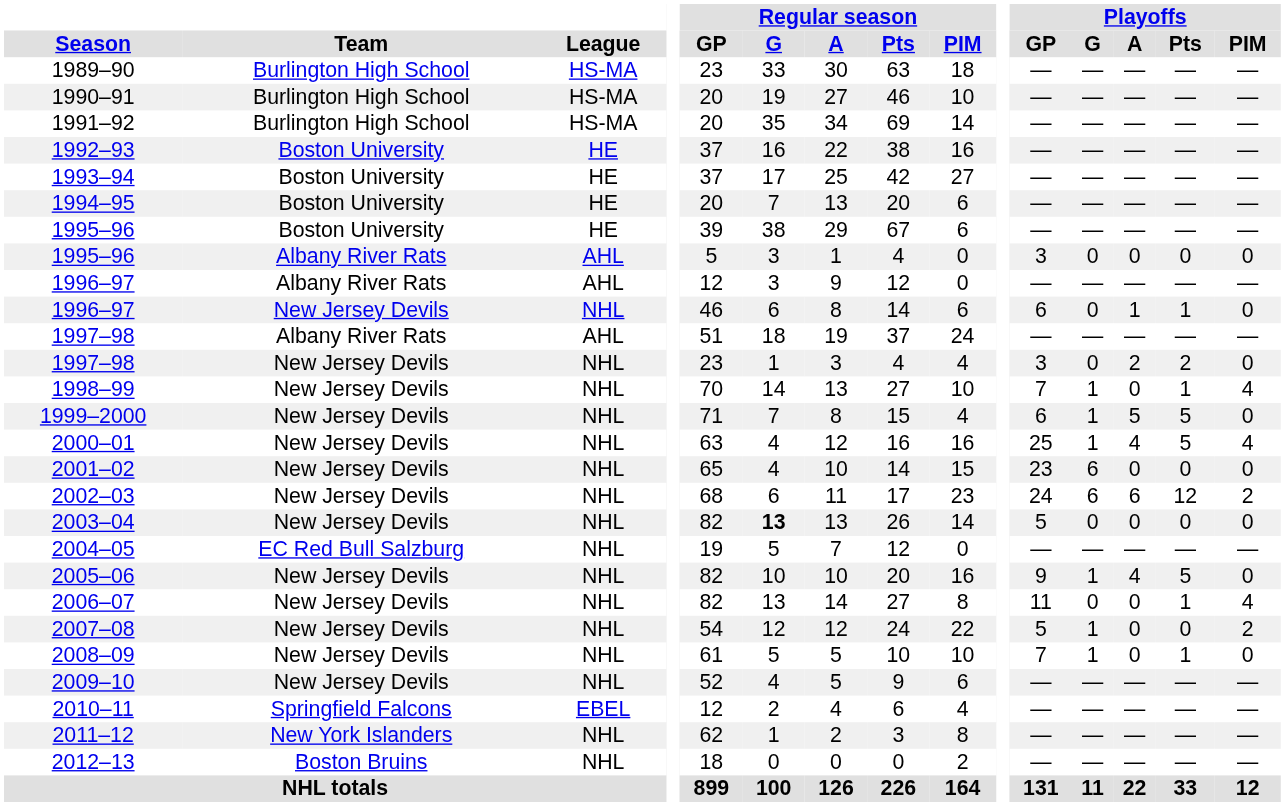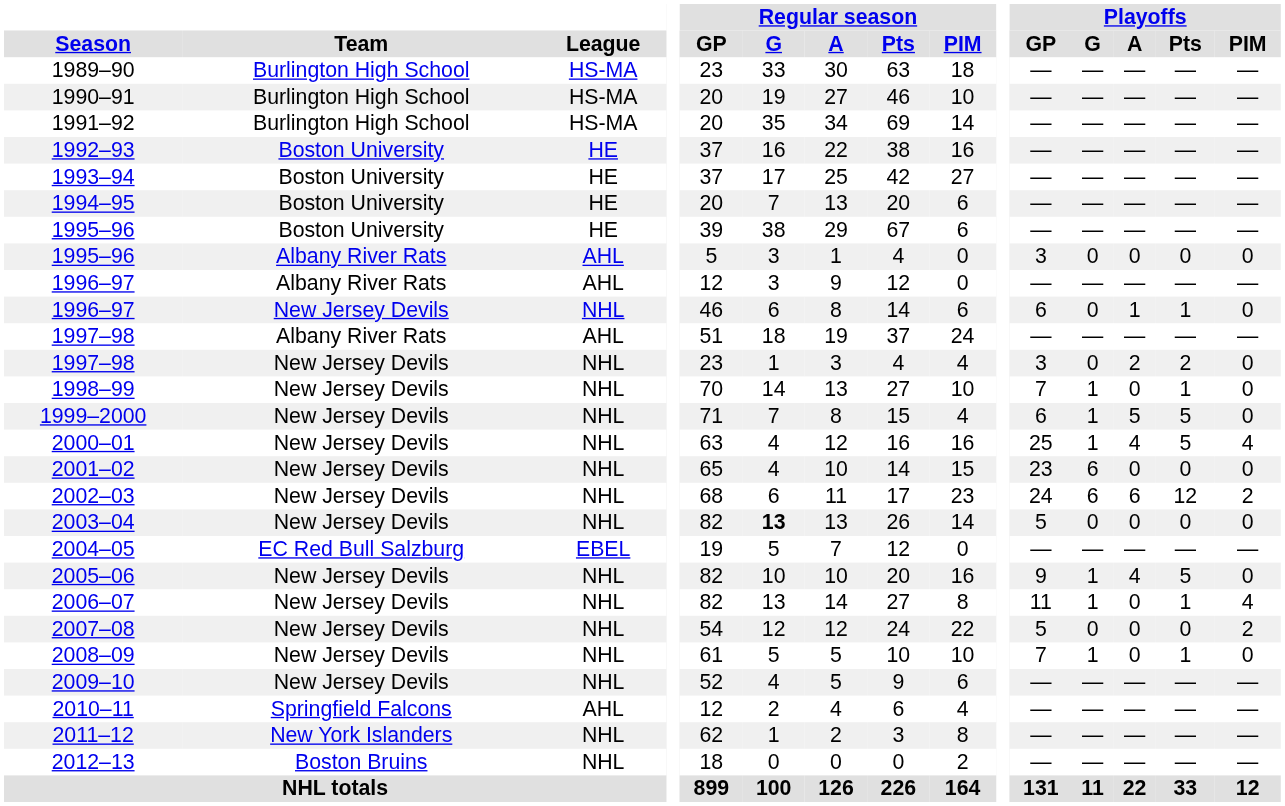(1248, 389) 4 -> (1248, 389) 0
(603, 549) NHL -> (603, 549) EBEL
(1093, 602) 0 -> (1093, 602) 1
(1093, 628) 1 -> (1093, 628) 0
(603, 708) EBEL -> (603, 708) AHL
